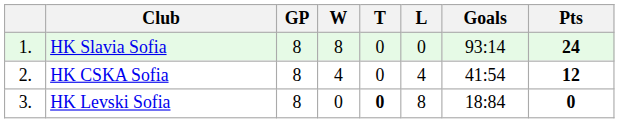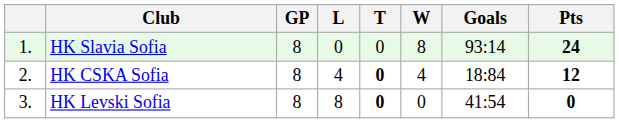columns swapped: (338, 18) <-> (421, 18)
(380, 74) normal -> (380, 74) bold
(485, 74) 41:54 -> (485, 74) 18:84
(485, 103) 18:84 -> (485, 103) 41:54
